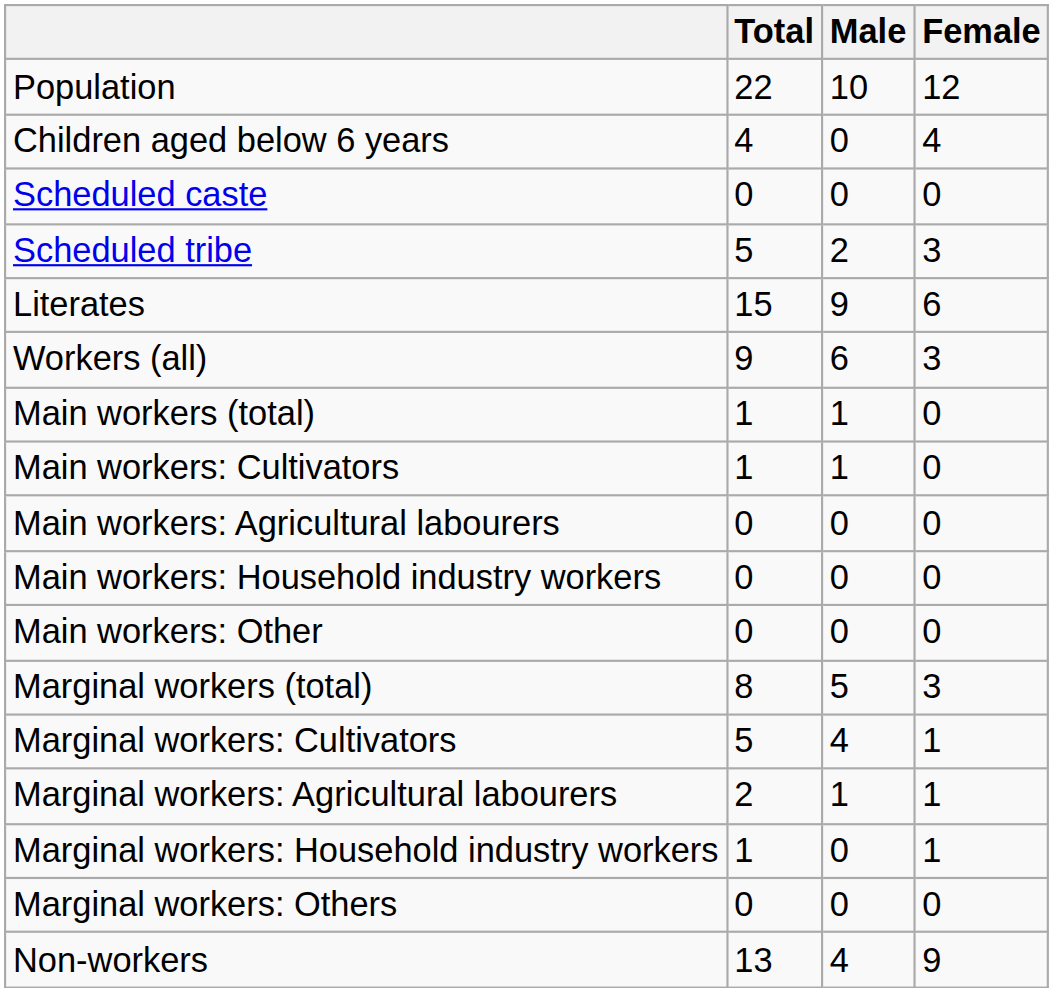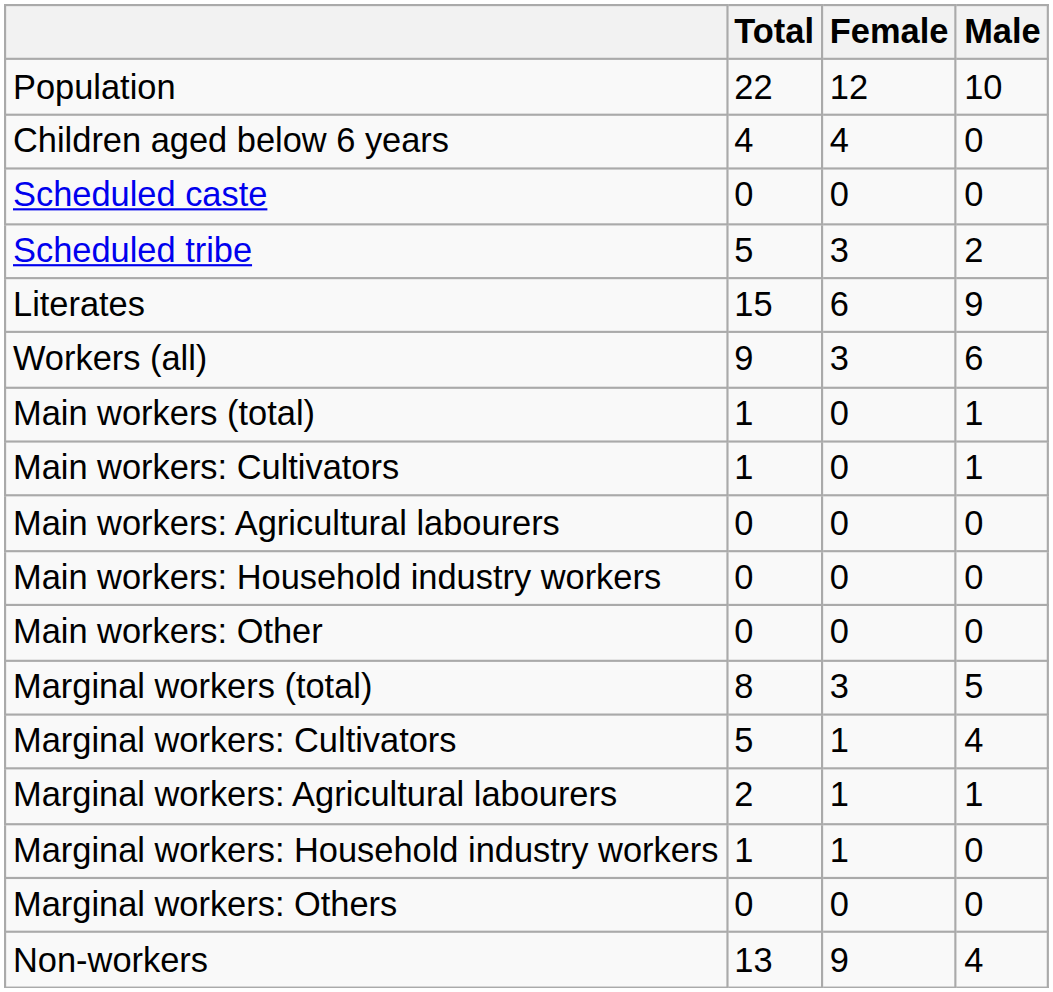columns swapped: (868, 31) <-> (981, 31)
